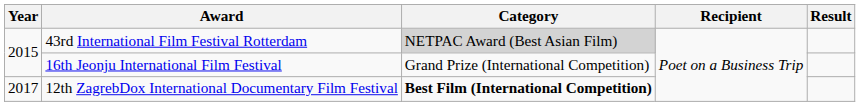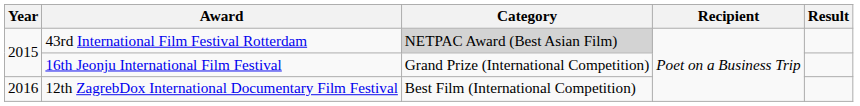(23, 88) 2017 -> (23, 88) 2016
(528, 88) bold -> (520, 88) normal
